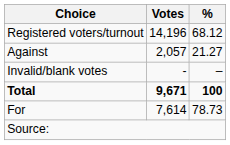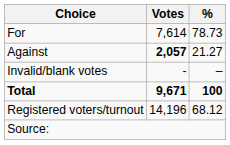rows swapped: (16, 110) <-> (75, 33)
(171, 52) normal -> (171, 52) bold
